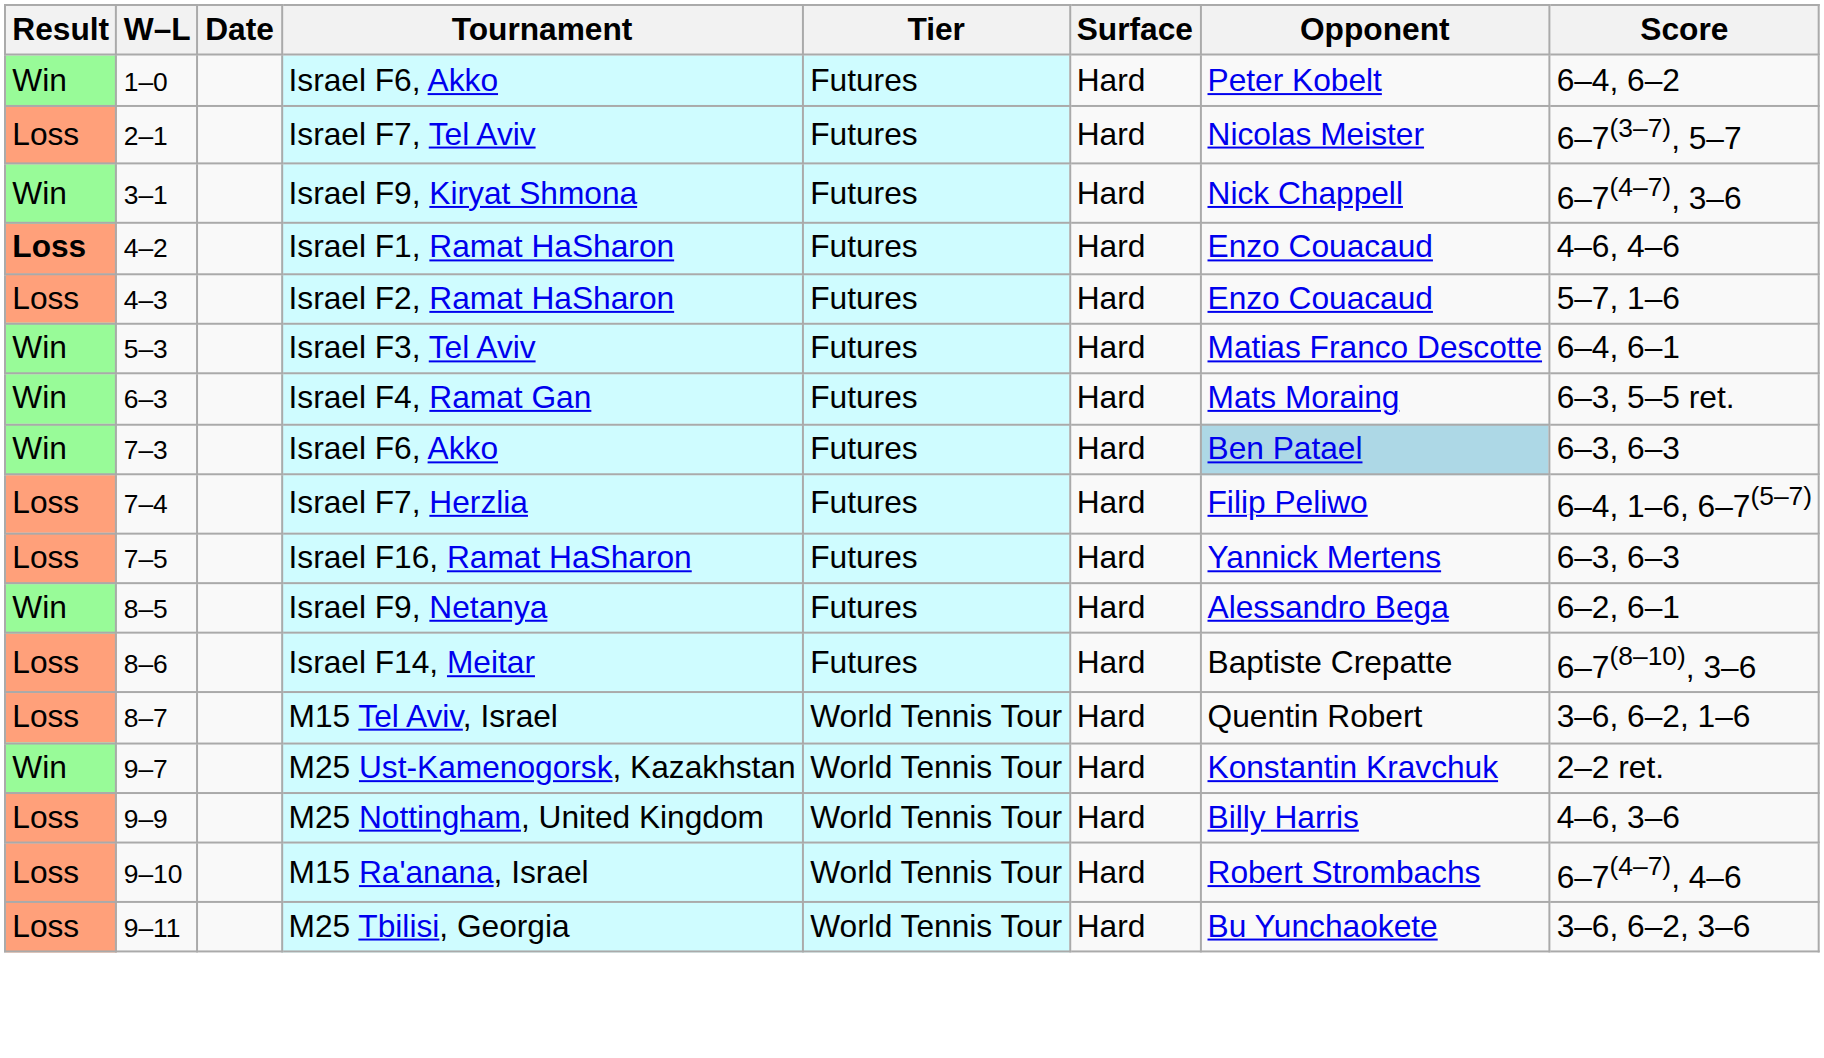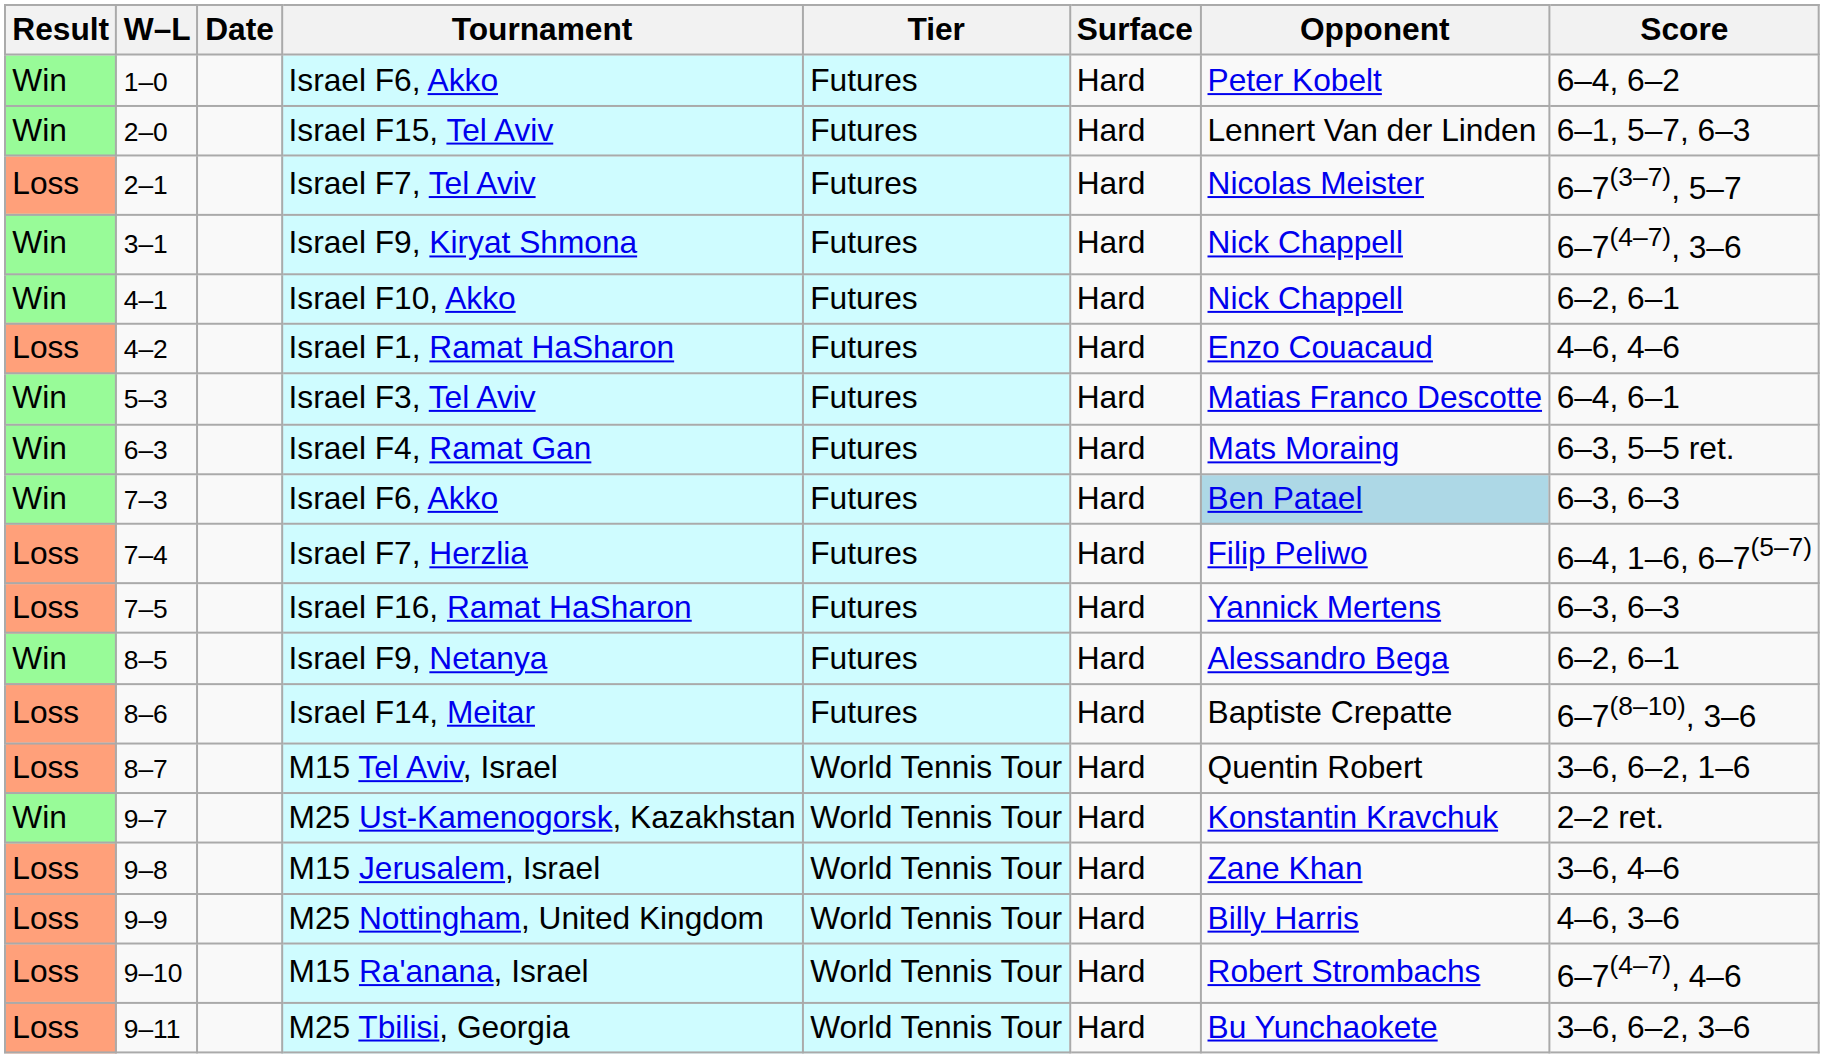+ row: (146, 132)
+ row: (146, 299)
(49, 247) bold -> (46, 348) normal
- row: (146, 299)
+ row: (146, 869)
